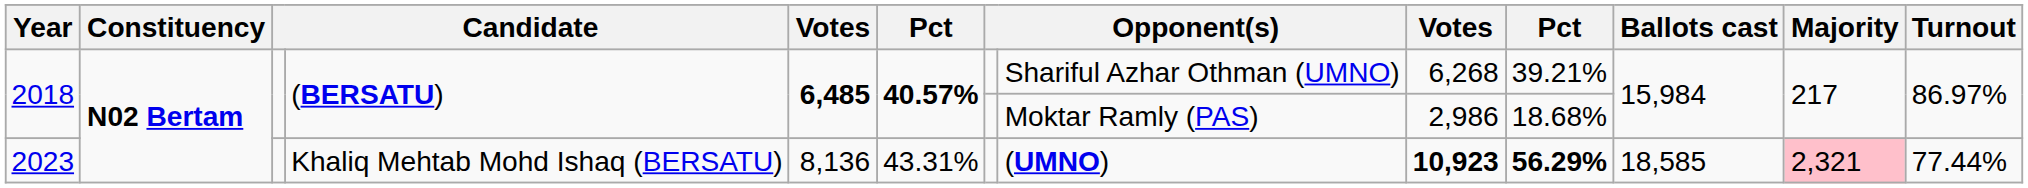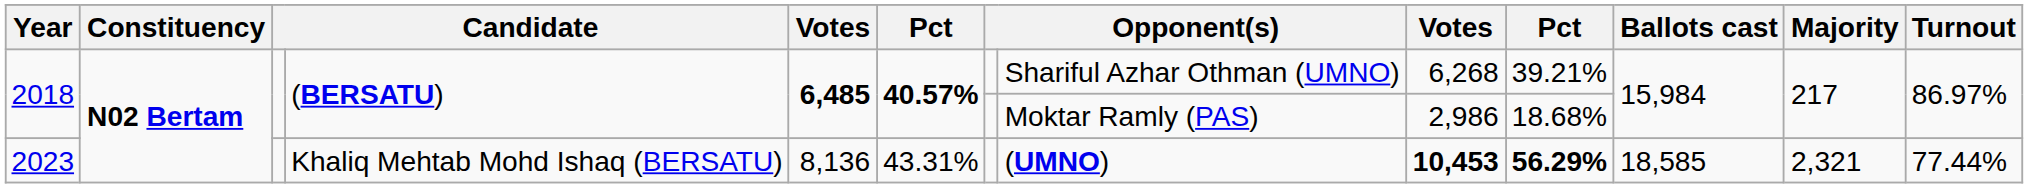(1456, 161) 10,923 -> (1456, 161) 10,453
(1826, 161) pink background -> (1826, 161) no background
